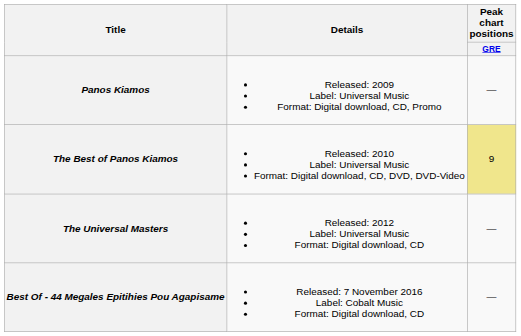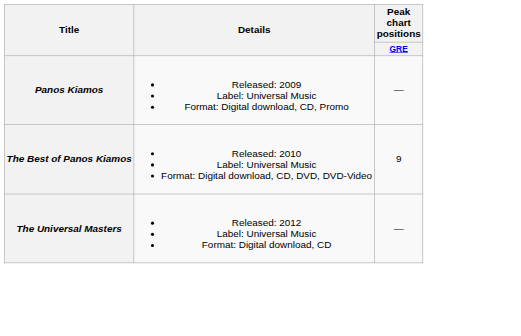(491, 159) khaki background -> (399, 159) no background
- row: (116, 297)
